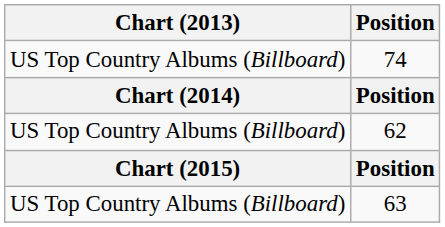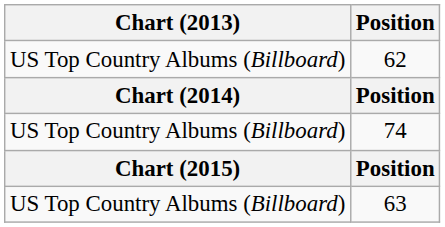rows swapped: (395, 131) <-> (395, 58)
